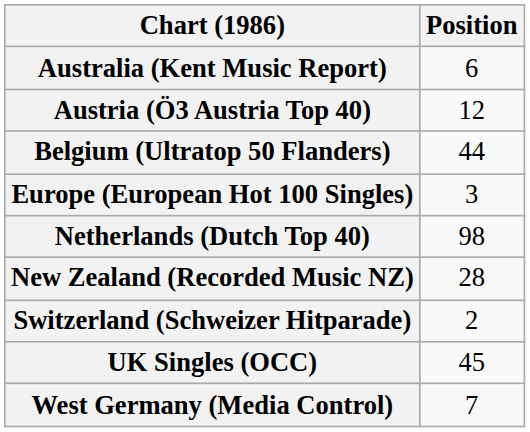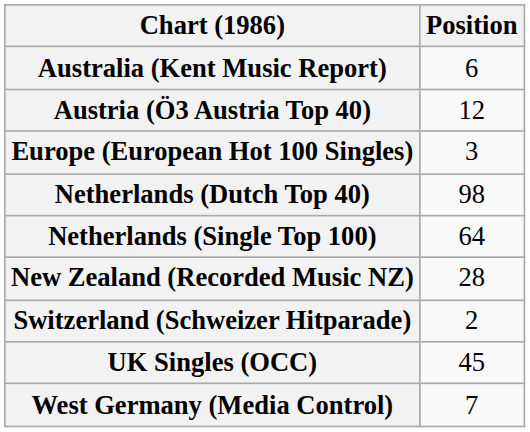- row: (212, 151)
+ row: (212, 236)
